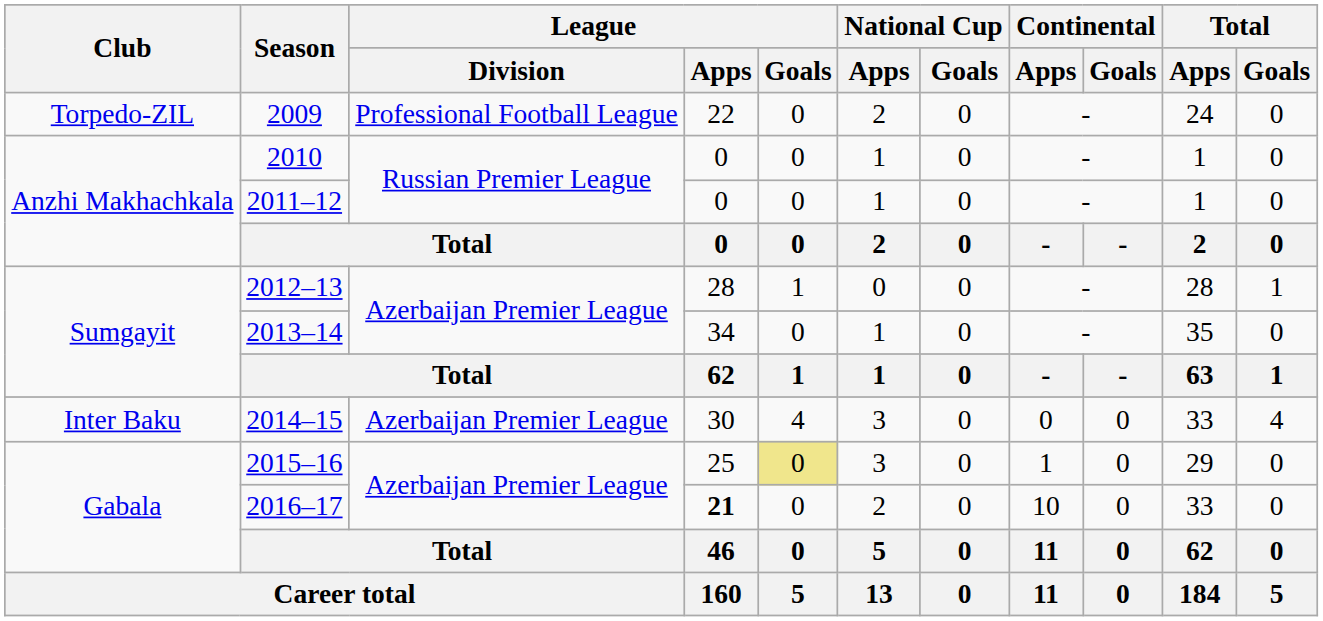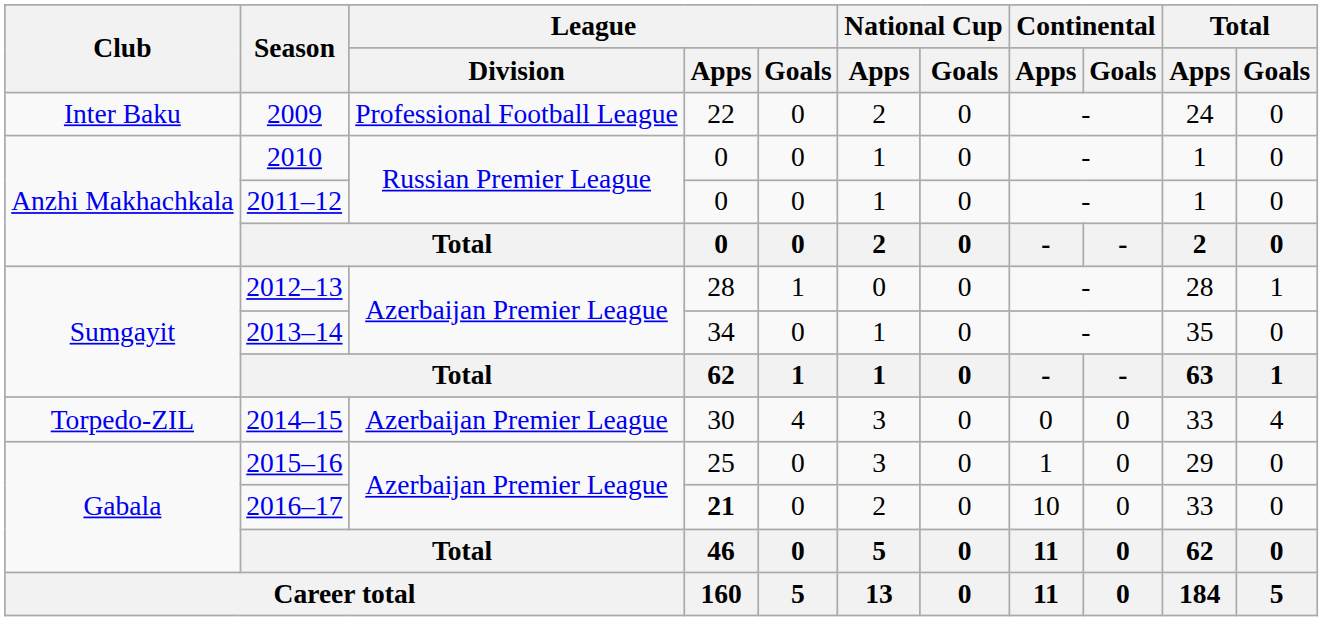(122, 113) Torpedo-ZIL -> (122, 113) Inter Baku
(122, 419) Inter Baku -> (122, 419) Torpedo-ZIL
(798, 462) khaki background -> (798, 462) no background
